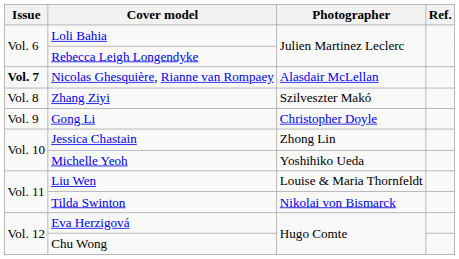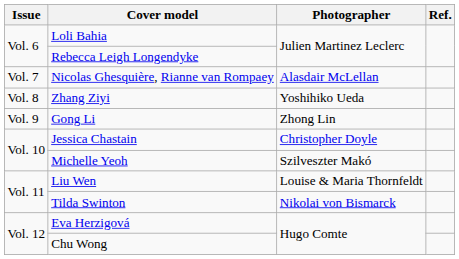(23, 77) bold -> (23, 77) normal
(326, 98) Szilveszter Makó -> (322, 98) Yoshihiko Ueda
(328, 118) Christopher Doyle -> (308, 118) Zhong Lin
(308, 139) Zhong Lin -> (328, 139) Christopher Doyle
(322, 160) Yoshihiko Ueda -> (326, 160) Szilveszter Makó
